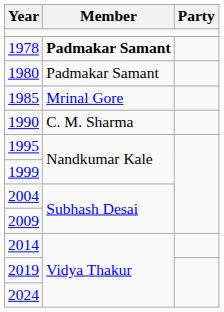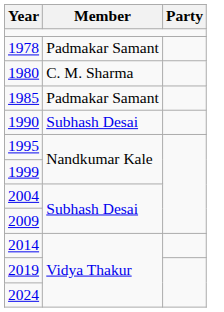(108, 48) bold -> (103, 48) normal
(103, 73) Padmakar Samant -> (90, 73) C. M. Sharma
(85, 97) Mrinal Gore -> (103, 97) Padmakar Samant
(90, 122) C. M. Sharma -> (92, 122) Subhash Desai
